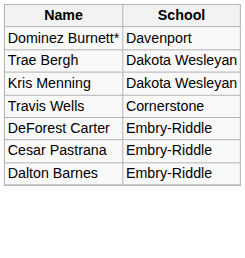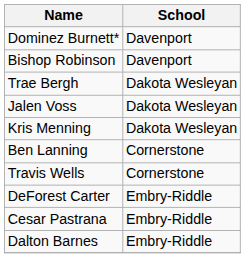+ row: (62, 60)
+ row: (42, 106)
+ row: (48, 151)
